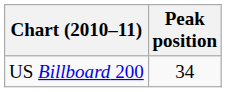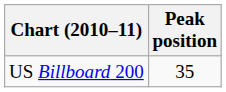(185, 71) 34 -> (185, 71) 35
